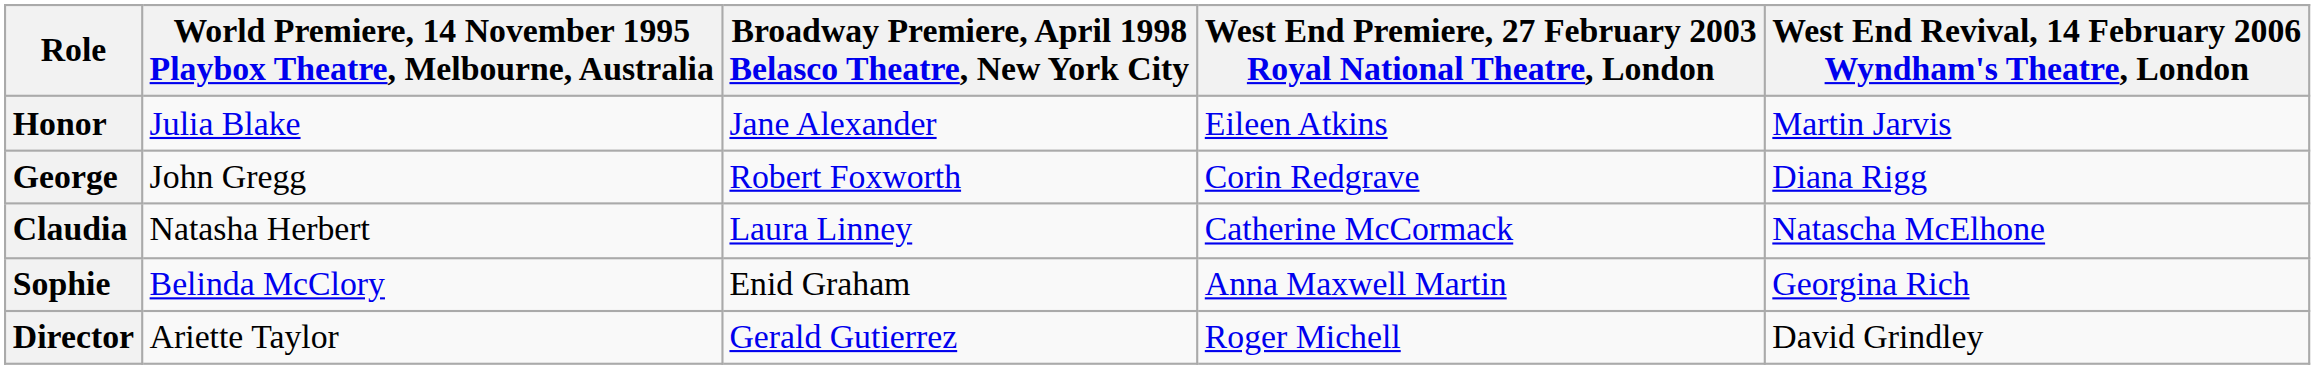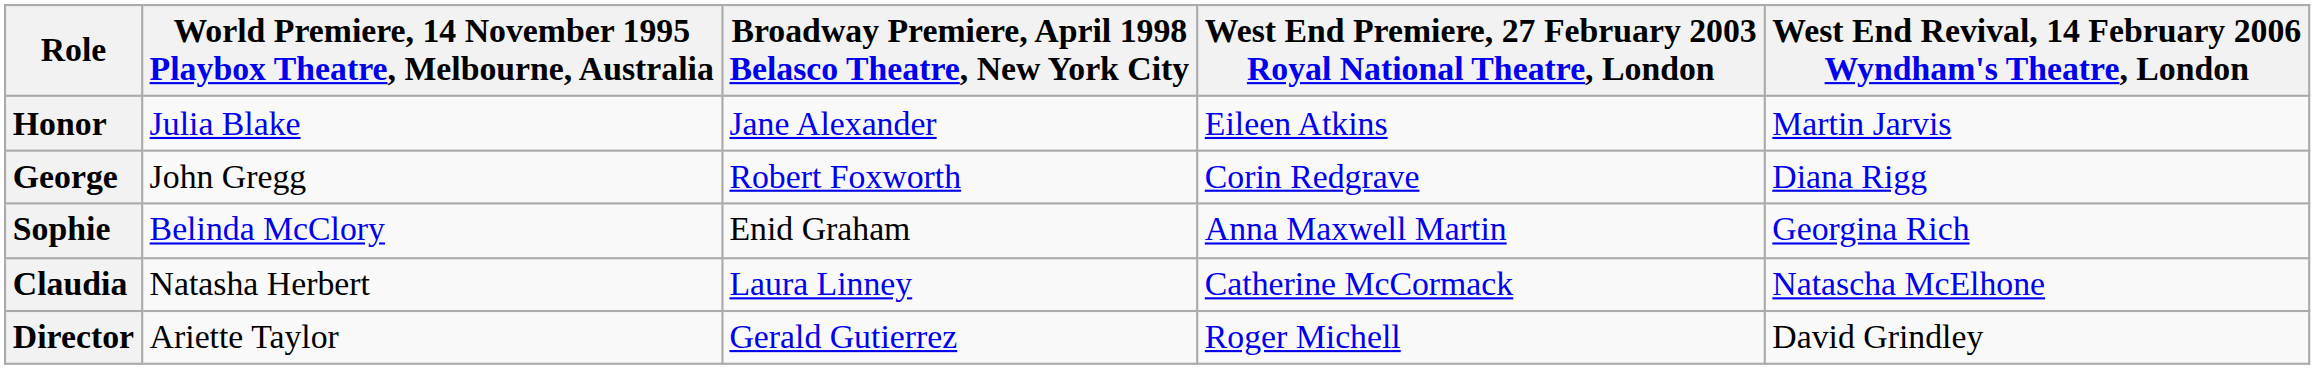rows swapped: (62, 283) <-> (70, 229)
